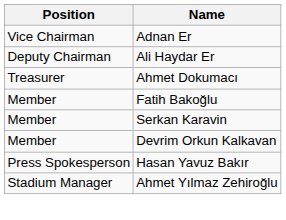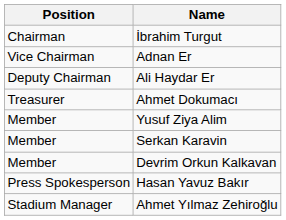+ row: (179, 36)
- row: (177, 99)
+ row: (182, 120)
